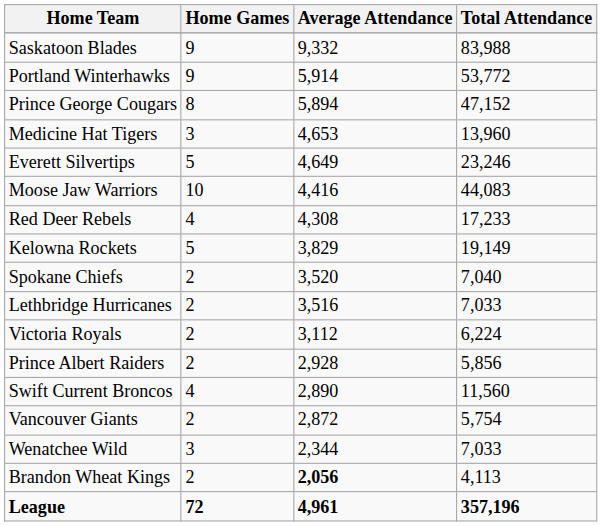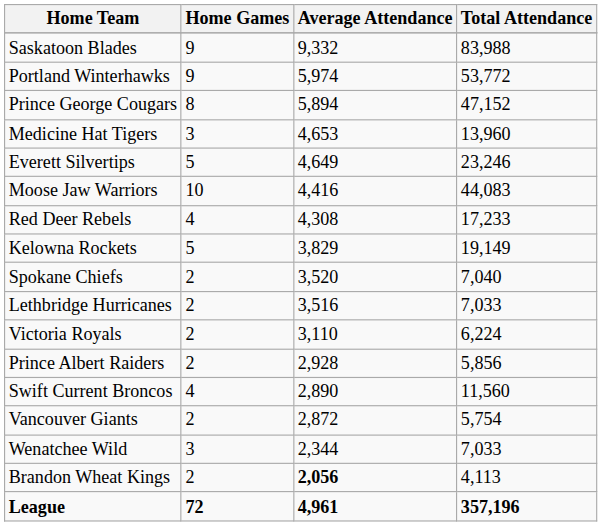(318, 76) 5,914 -> (318, 76) 5,974
(318, 334) 3,112 -> (318, 334) 3,110
